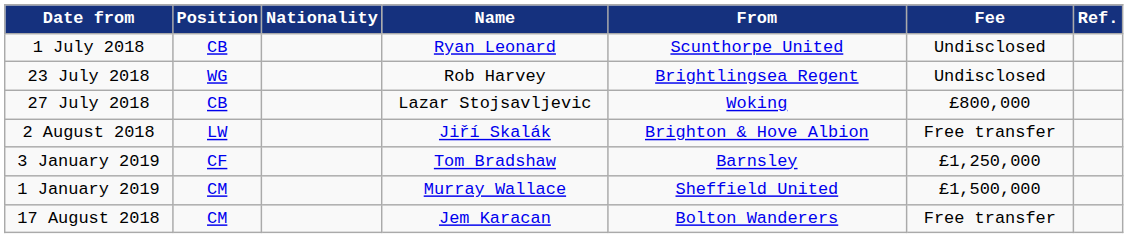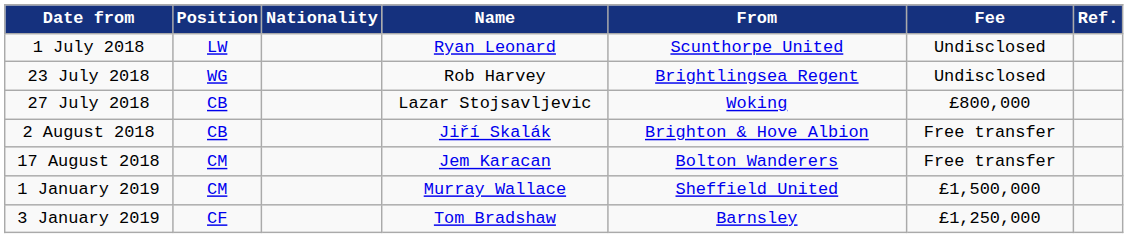(217, 47) CB -> (217, 47) LW
(217, 133) LW -> (217, 133) CB
rows swapped: (89, 218) <-> (89, 161)
